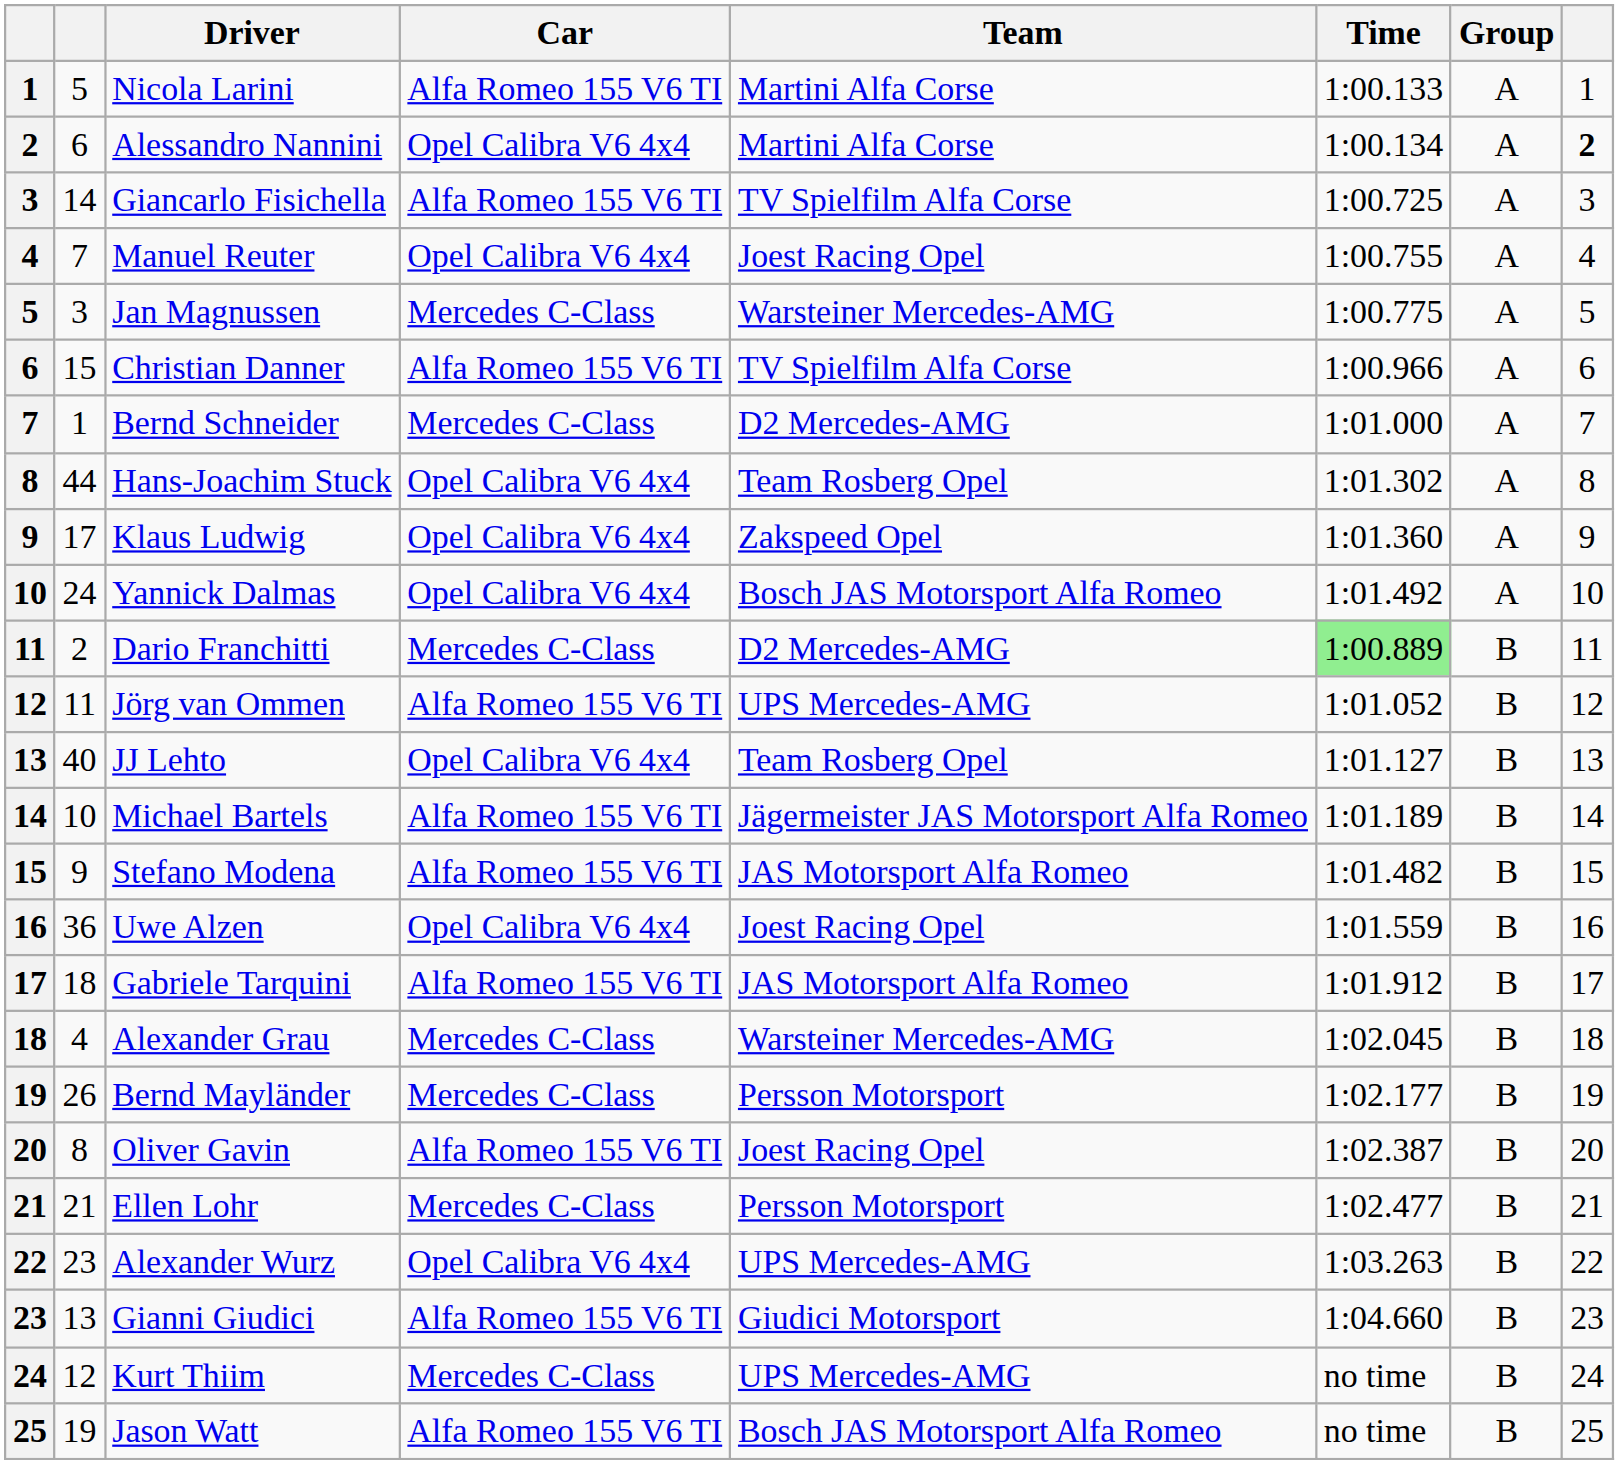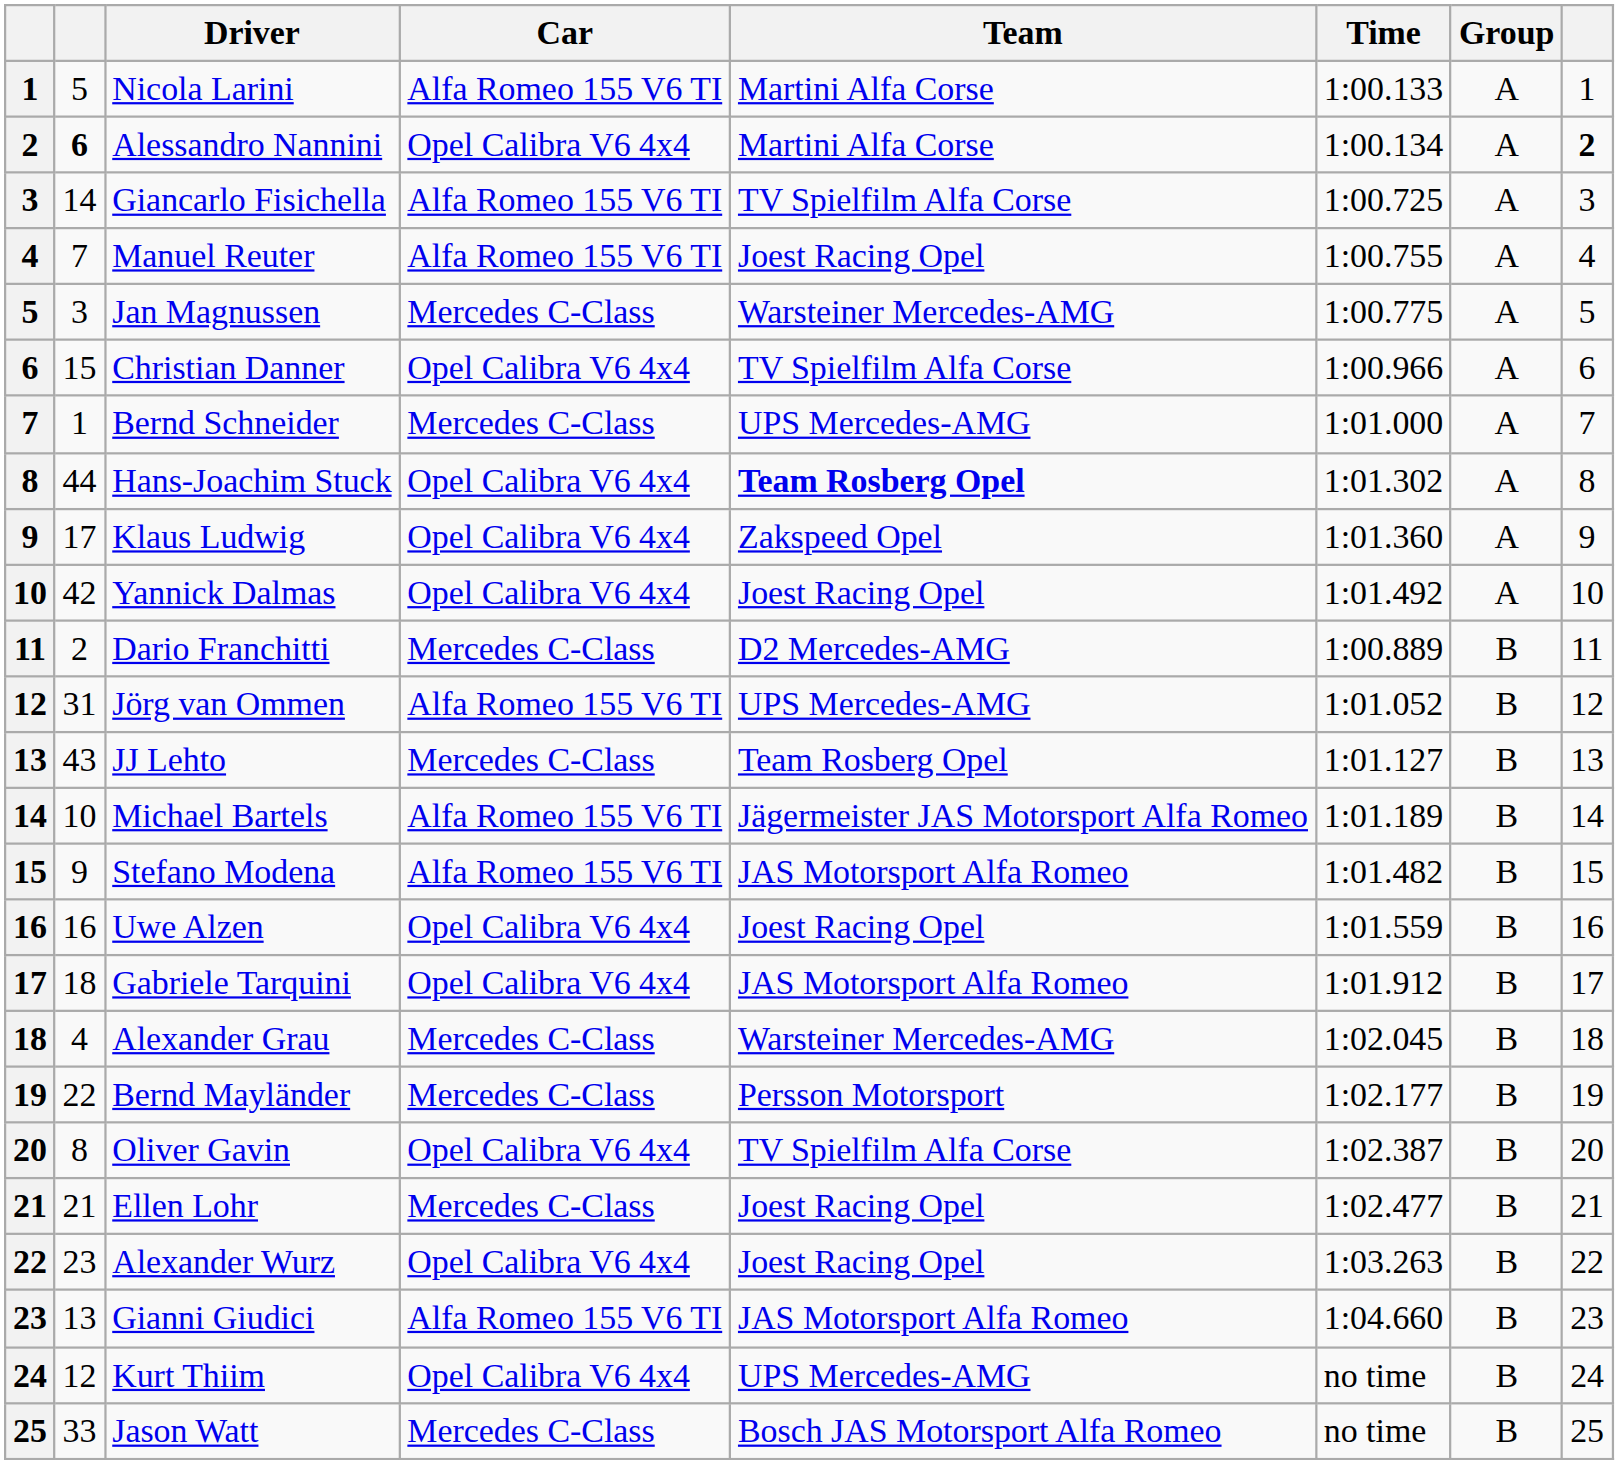(80, 144) normal -> (80, 144) bold
(549, 256) Opel Calibra V6 4x4 -> (565, 256) Alfa Romeo 155 V6 TI
(565, 367) Alfa Romeo 155 V6 TI -> (549, 367) Opel Calibra V6 4x4
(874, 423) D2 Mercedes-AMG -> (884, 423) UPS Mercedes-AMG
(873, 479) normal -> (881, 479) bold
(80, 591) 24 -> (80, 591) 42
(980, 591) Bosch JAS Motorsport Alfa Romeo -> (861, 591) Joest Racing Opel
(1383, 647) lightgreen background -> (1383, 647) no background
(80, 703) 11 -> (80, 703) 31
(80, 759) 40 -> (80, 759) 43
(549, 759) Opel Calibra V6 4x4 -> (531, 759) Mercedes C-Class
(80, 926) 36 -> (80, 926) 16
(565, 982) Alfa Romeo 155 V6 TI -> (549, 982) Opel Calibra V6 4x4
(80, 1094) 26 -> (80, 1094) 22
(565, 1150) Alfa Romeo 155 V6 TI -> (549, 1150) Opel Calibra V6 4x4
(861, 1150) Joest Racing Opel -> (905, 1150) TV Spielfilm Alfa Corse
(871, 1206) Persson Motorsport -> (861, 1206) Joest Racing Opel
(884, 1262) UPS Mercedes-AMG -> (861, 1262) Joest Racing Opel
(869, 1318) Giudici Motorsport -> (933, 1318) JAS Motorsport Alfa Romeo
(531, 1373) Mercedes C-Class -> (549, 1373) Opel Calibra V6 4x4
(80, 1429) 19 -> (80, 1429) 33
(565, 1429) Alfa Romeo 155 V6 TI -> (531, 1429) Mercedes C-Class
